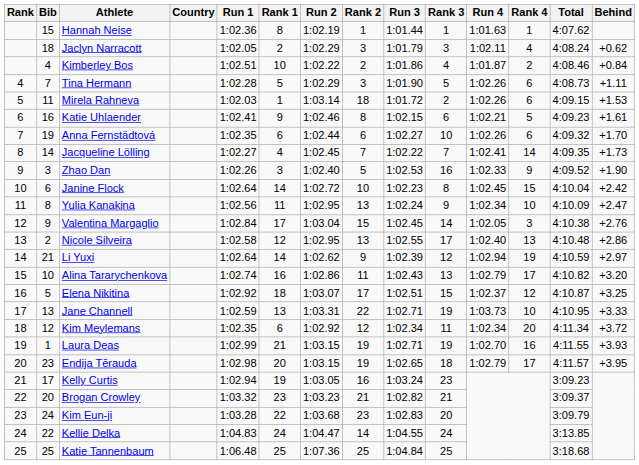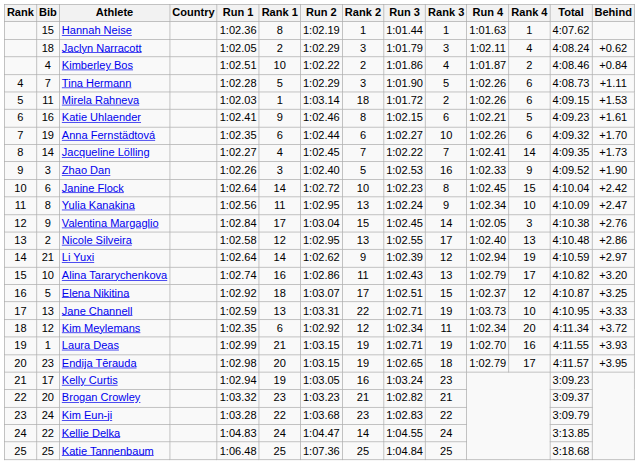(446, 415) 20 -> (446, 415) 22
